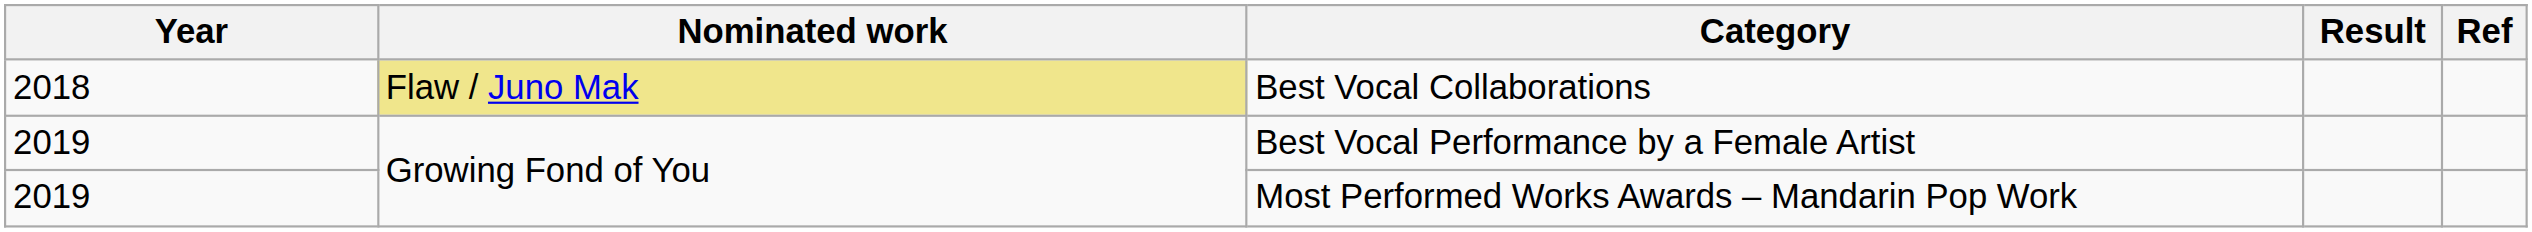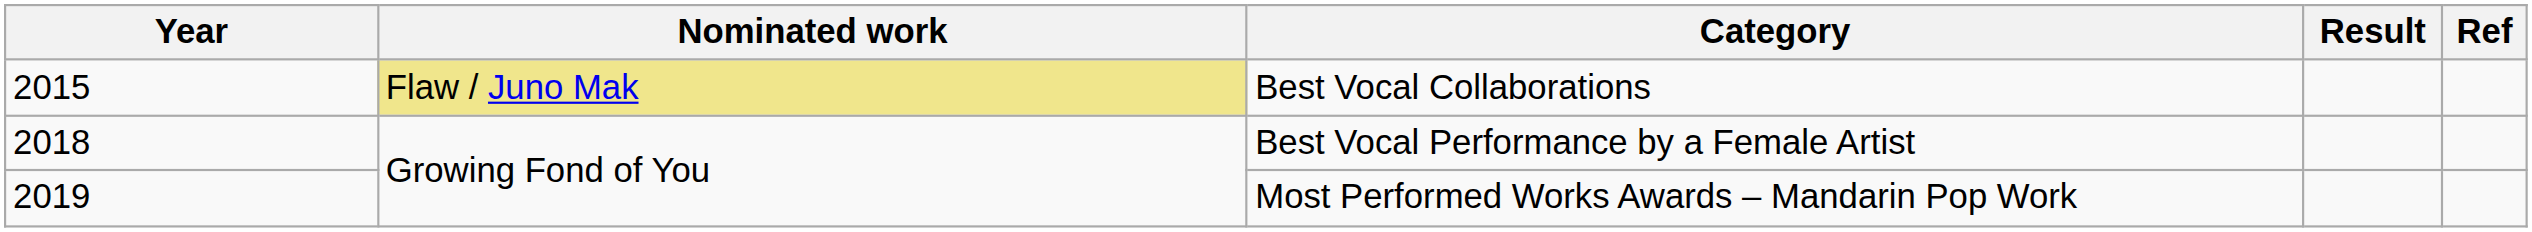(52, 87) 2018 -> (52, 87) 2015
(52, 142) 2019 -> (52, 142) 2018
